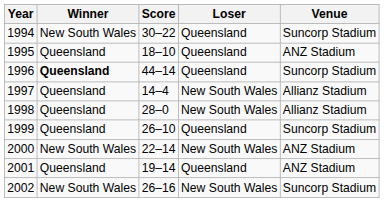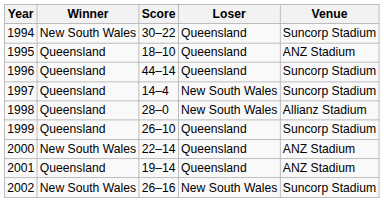(75, 71) bold -> (73, 71) normal
(325, 91) Allianz Stadium -> (330, 91) Suncorp Stadium
(229, 149) New South Wales -> (214, 149) Queensland
